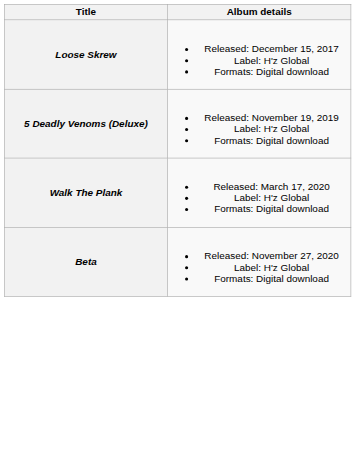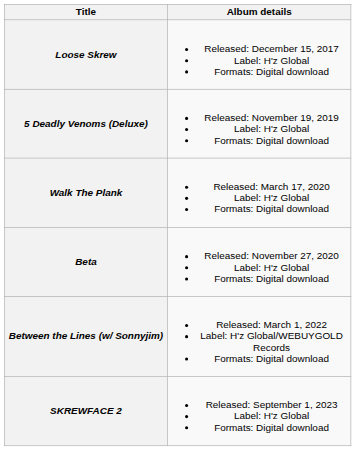+ row: (86, 336)
+ row: (86, 411)
